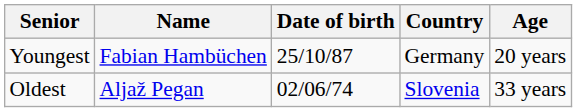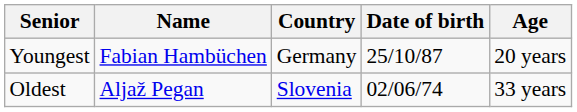columns swapped: (444, 21) <-> (336, 21)
